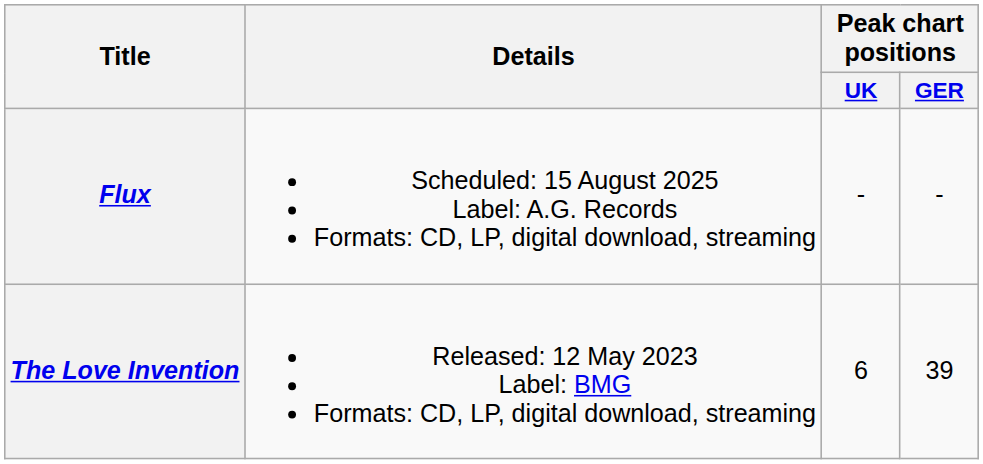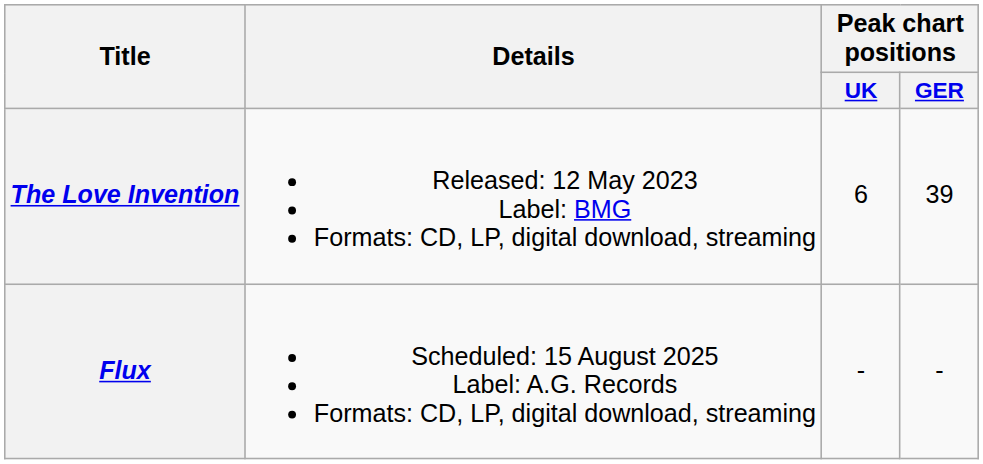rows swapped: (125, 370) <-> (125, 195)
